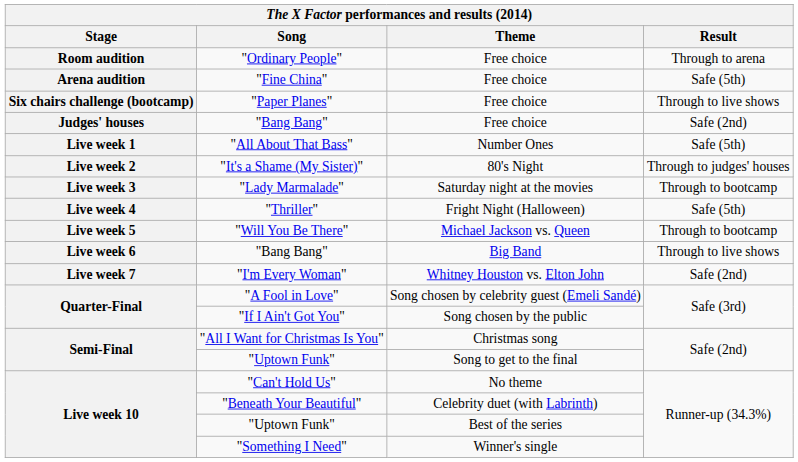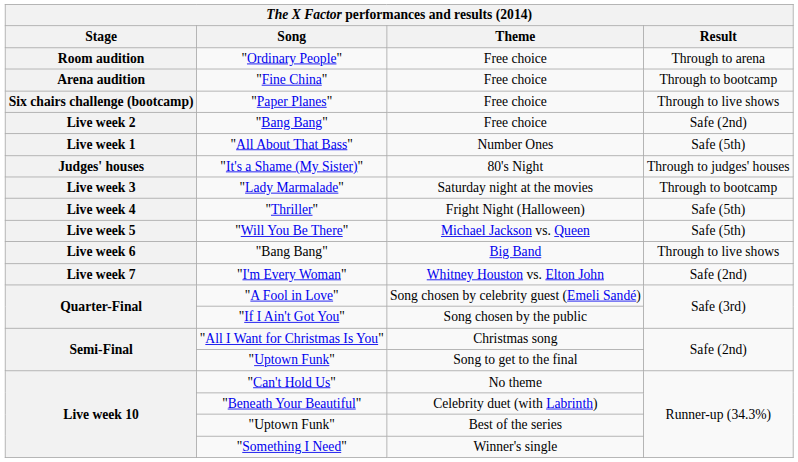(718, 79) Safe (5th) -> (718, 79) Through to bootcamp
(101, 123) Judges' houses -> (101, 123) Live week 2
(101, 166) Live week 2 -> (101, 166) Judges' houses
(718, 230) Through to bootcamp -> (718, 230) Safe (5th)
